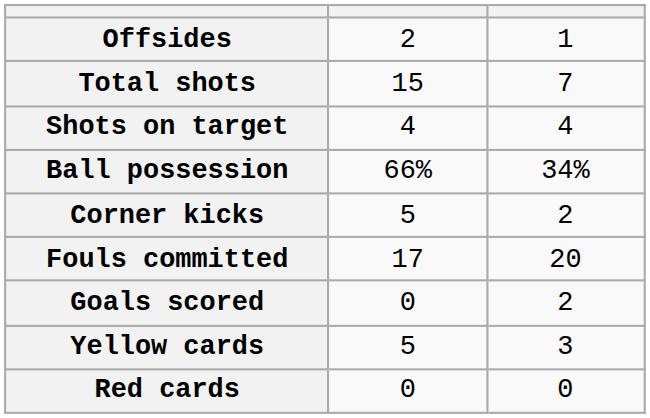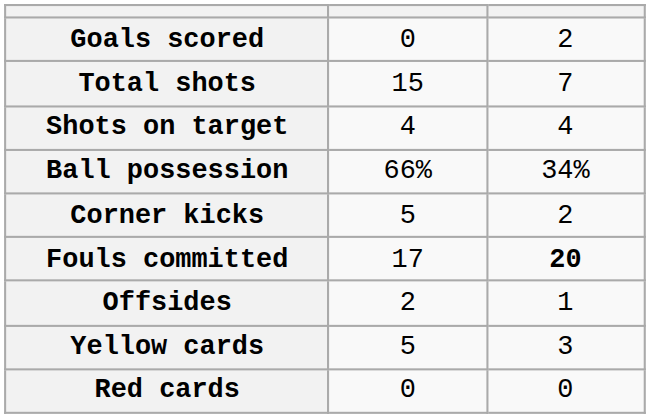rows swapped: (167, 303) <-> (167, 40)
(565, 259) normal -> (565, 259) bold
